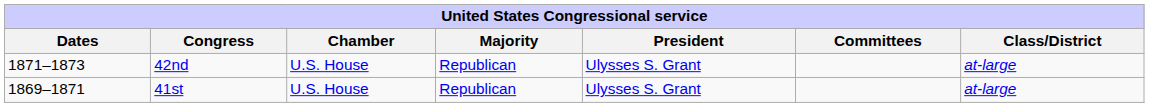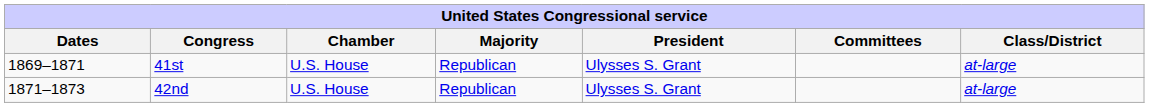rows swapped: (169, 89) <-> (171, 65)
